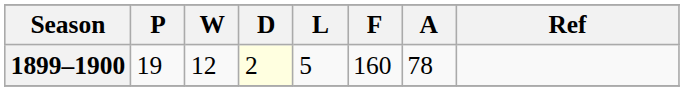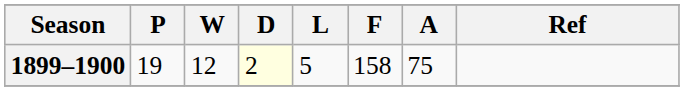(372, 65) 160 -> (372, 65) 158
(420, 65) 78 -> (420, 65) 75
